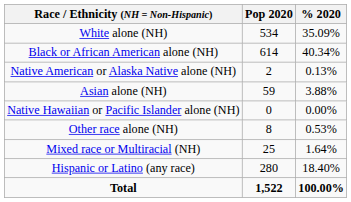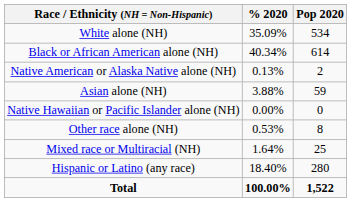columns swapped: (269, 14) <-> (321, 14)
